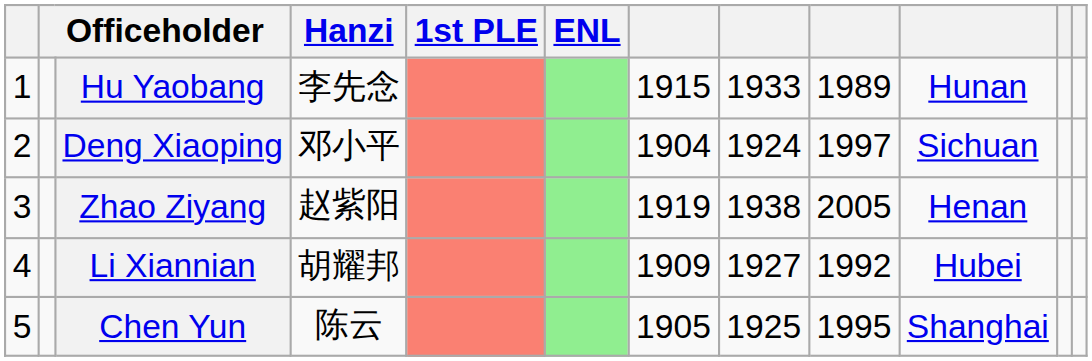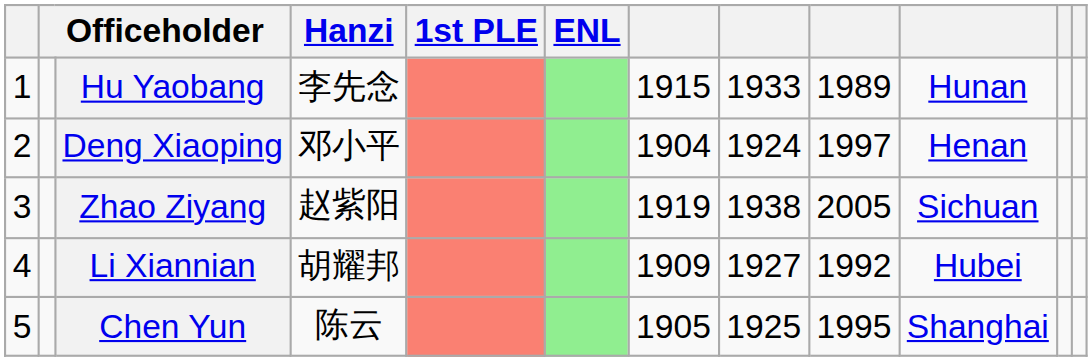(978, 147) Sichuan -> (978, 147) Henan
(978, 206) Henan -> (978, 206) Sichuan
